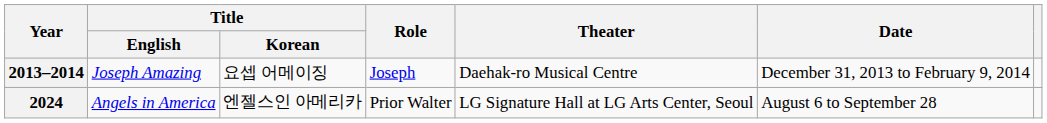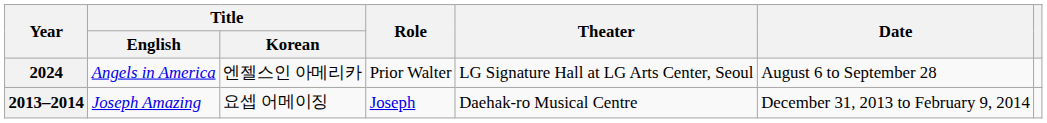rows swapped: (46, 72) <-> (46, 102)
